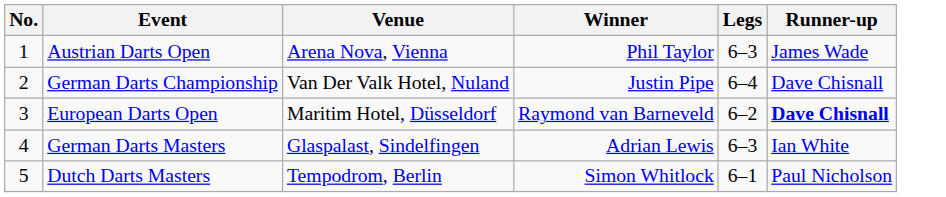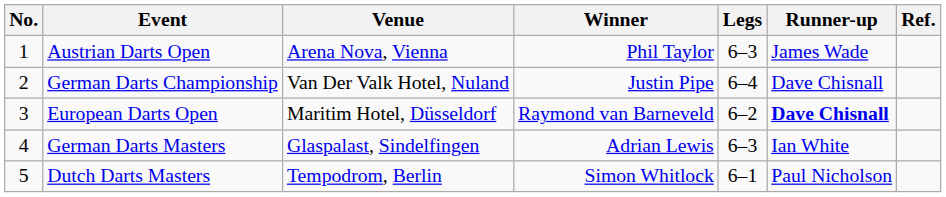+ column: (918, 20)
